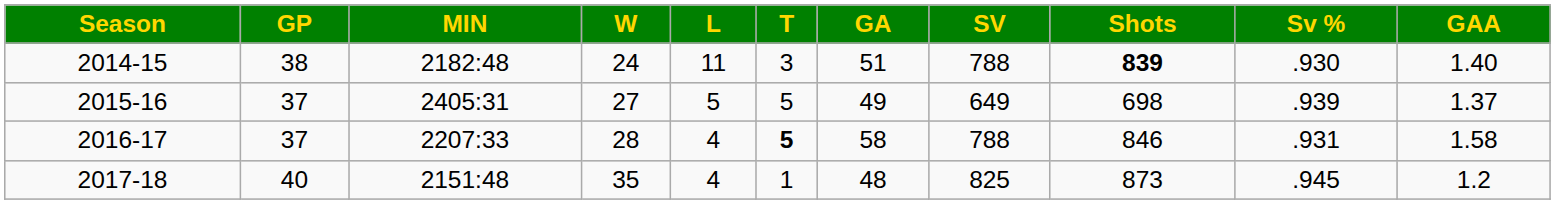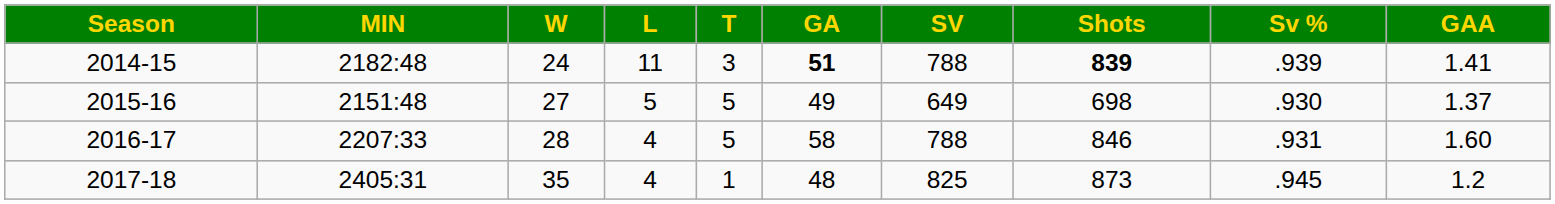- column: (294, 23)
(873, 62) normal -> (822, 62) bold
(1316, 62) .930 -> (1298, 62) .939
(1474, 62) 1.40 -> (1468, 62) 1.41
(465, 101) 2405:31 -> (383, 101) 2151:48
(1316, 101) .939 -> (1298, 101) .930
(787, 140) bold -> (729, 140) normal
(1474, 140) 1.58 -> (1468, 140) 1.60
(465, 179) 2151:48 -> (383, 179) 2405:31
